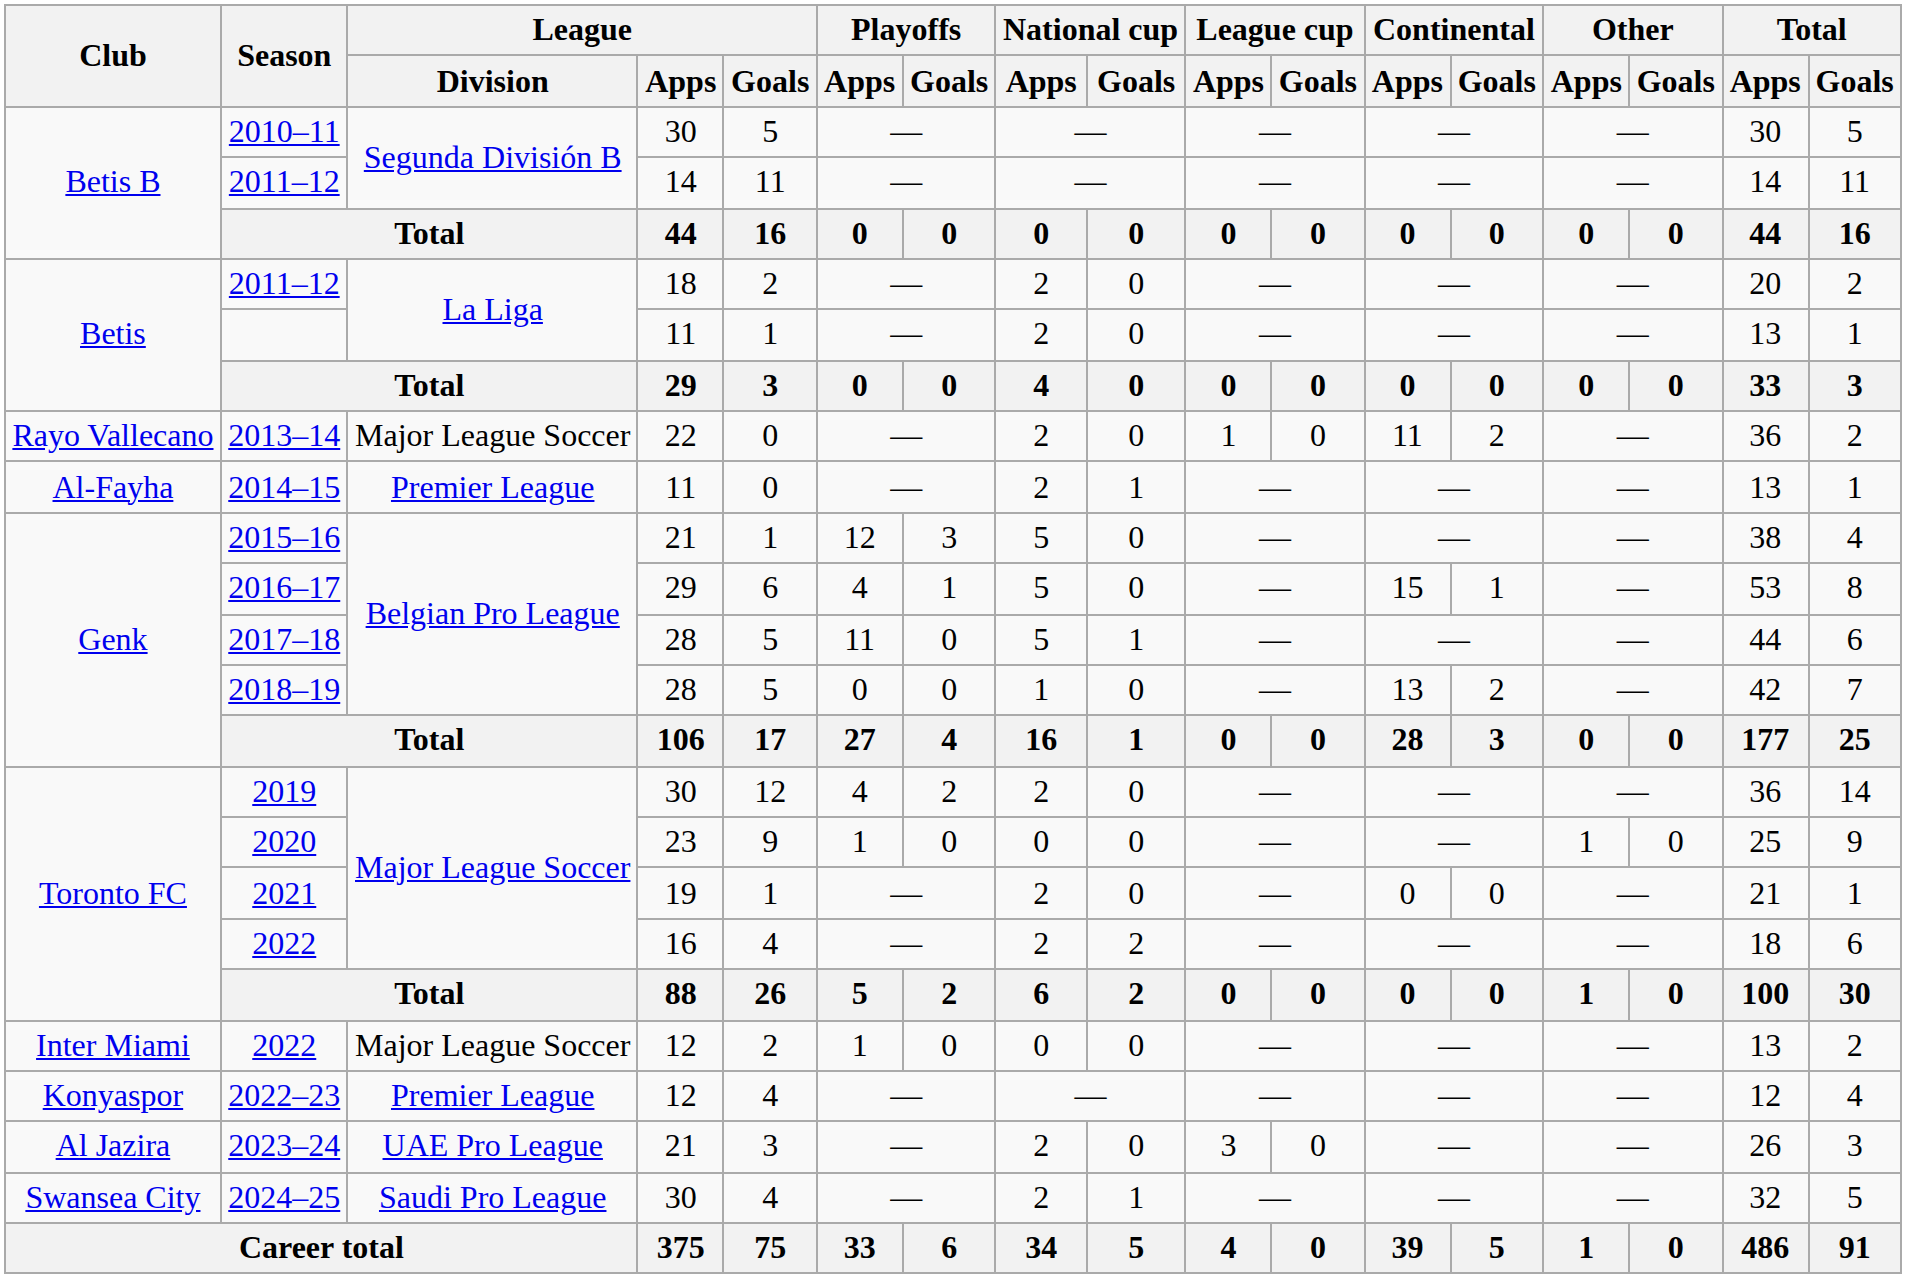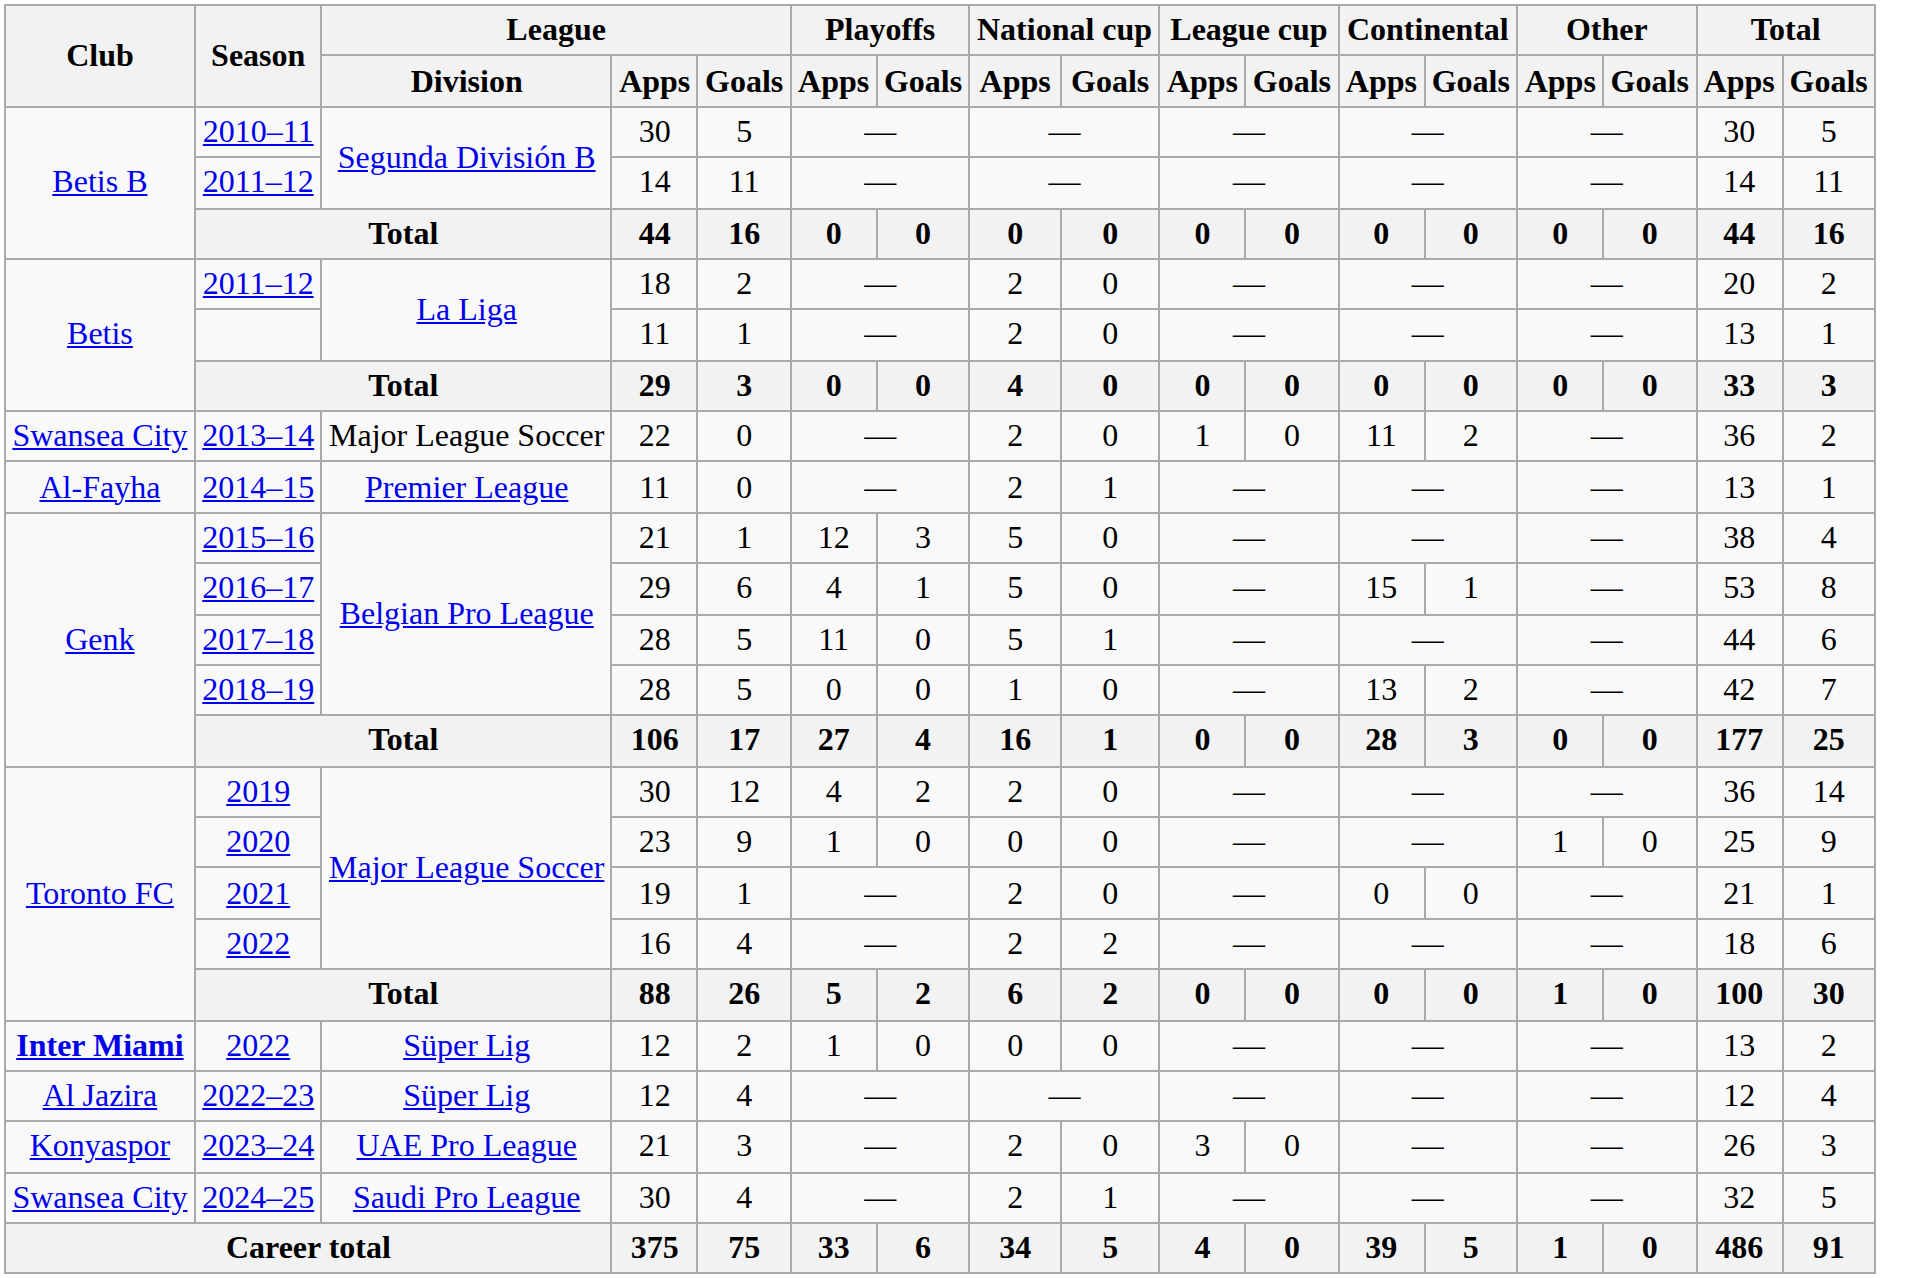(113, 435) Rayo Vallecano -> (100, 435) Swansea City
(113, 1044) normal -> (100, 1044) bold
(493, 1044) Major League Soccer -> (467, 1044) Süper Lig
(113, 1095) Konyaspor -> (100, 1095) Al Jazira
(493, 1095) Premier League -> (467, 1095) Süper Lig
(113, 1146) Al Jazira -> (100, 1146) Konyaspor
